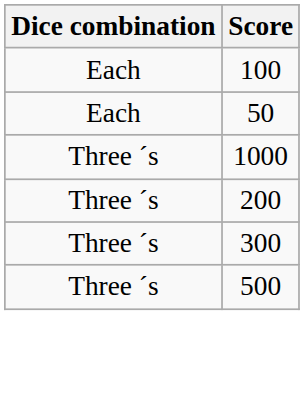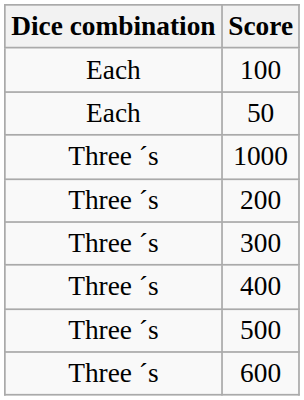+ row: (261, 286)
+ row: (261, 373)
